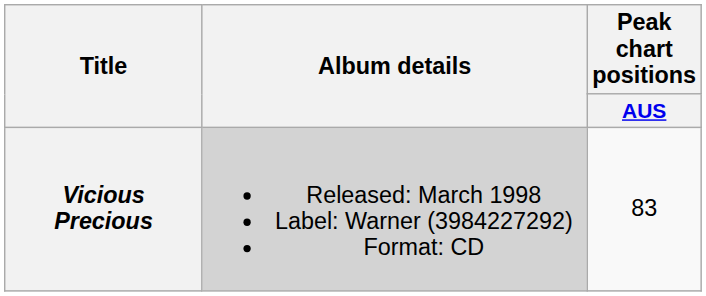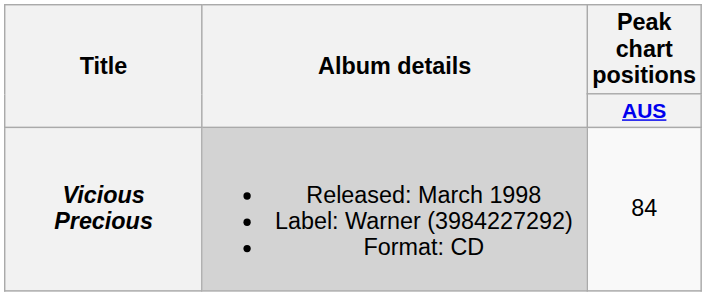(644, 208) 83 -> (644, 208) 84
